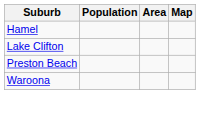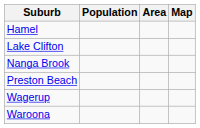+ row: (38, 64)
+ row: (28, 98)
